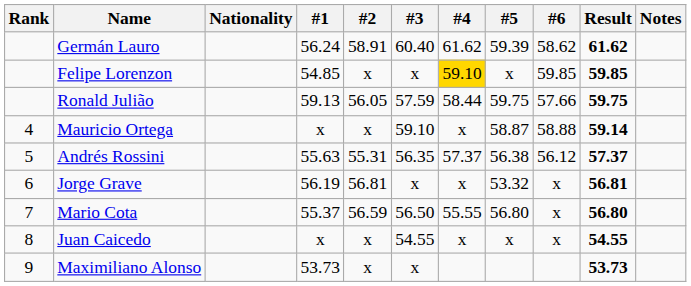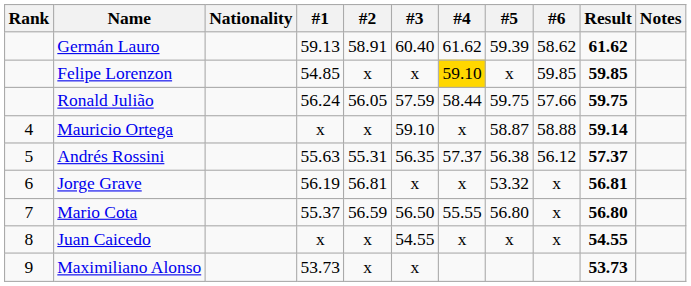(320, 45) 56.24 -> (320, 45) 59.13
(320, 101) 59.13 -> (320, 101) 56.24
